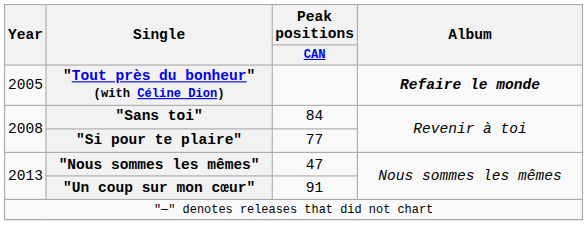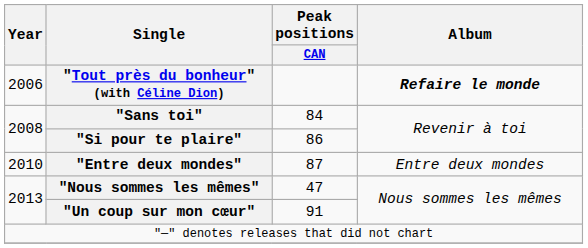(26, 85) 2005 -> (26, 85) 2006
(315, 141) 77 -> (315, 141) 86
+ row: (159, 164)
